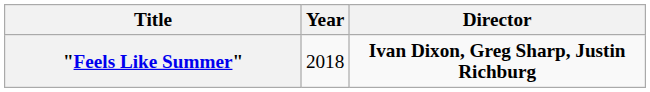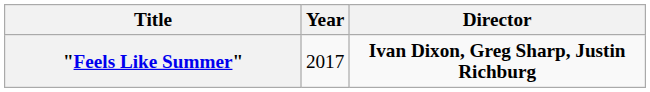(325, 60) 2018 -> (325, 60) 2017
